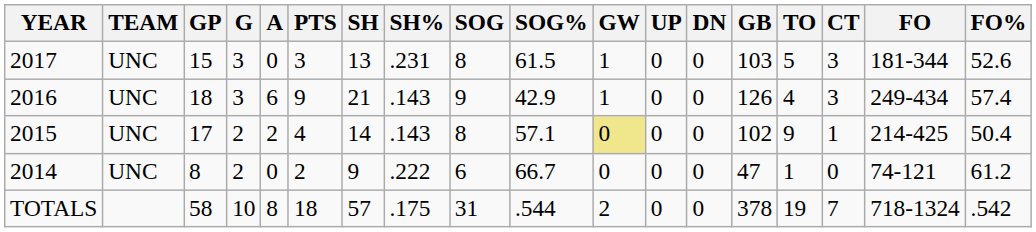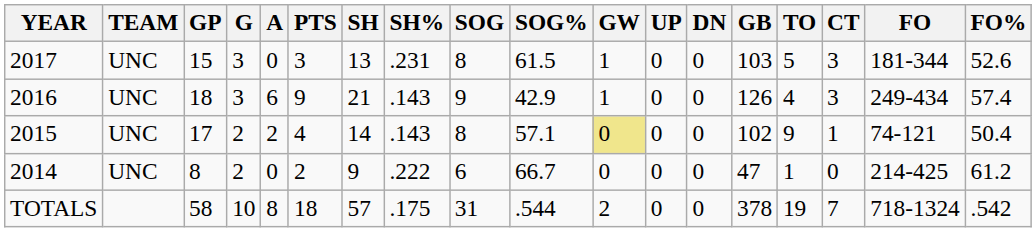(909, 134) 214-425 -> (903, 134) 74-121
(903, 171) 74-121 -> (909, 171) 214-425
